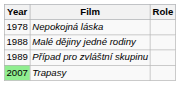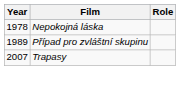- row: (84, 42)
(17, 73) lightgreen background -> (17, 57) no background
